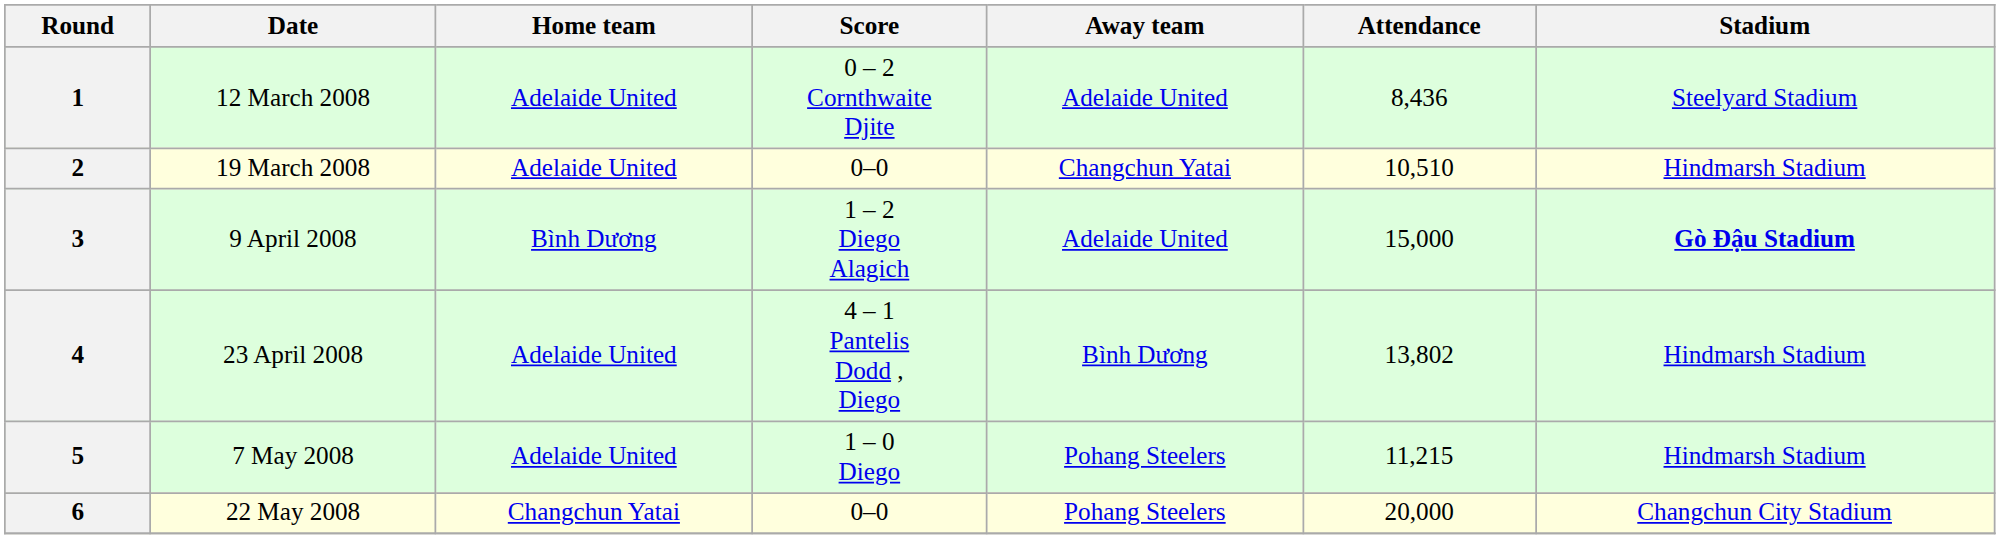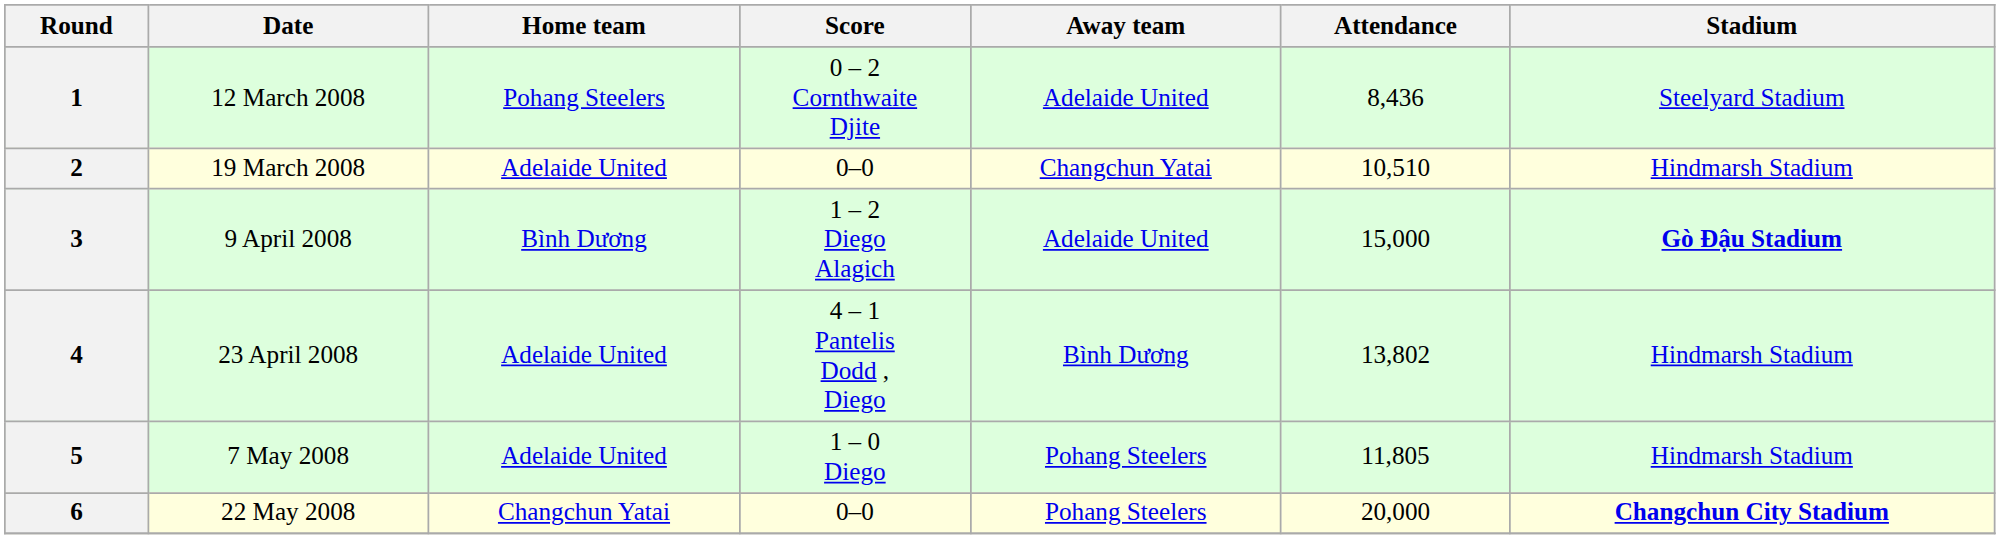(594, 96) Adelaide United -> (584, 96) Pohang Steelers
(1419, 456) 11,215 -> (1396, 456) 11,805
(1765, 513) normal -> (1752, 513) bold
